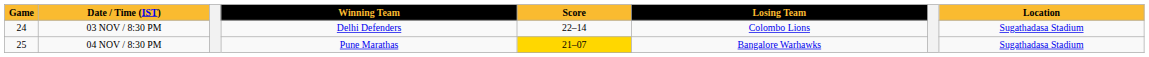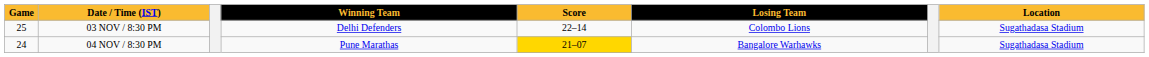(21, 28) 24 -> (21, 28) 25
(21, 44) 25 -> (21, 44) 24
